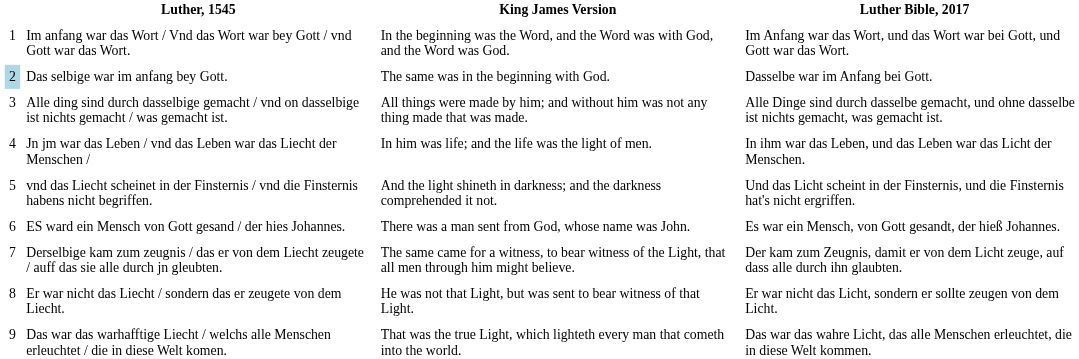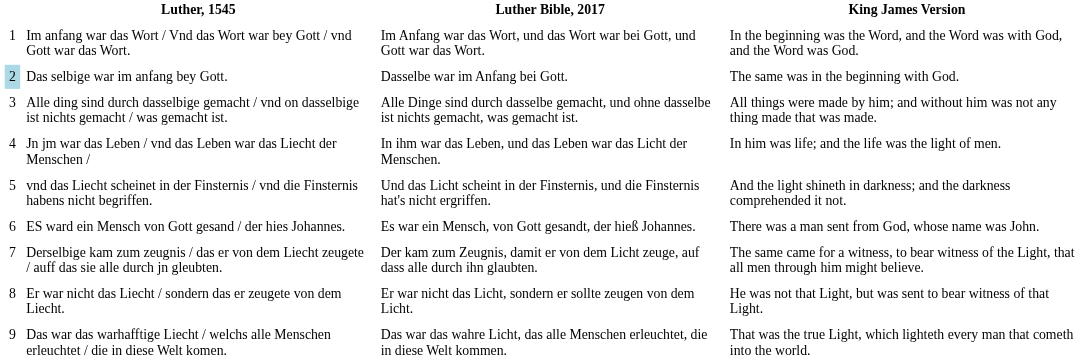columns swapped: (915, 9) <-> (558, 9)
